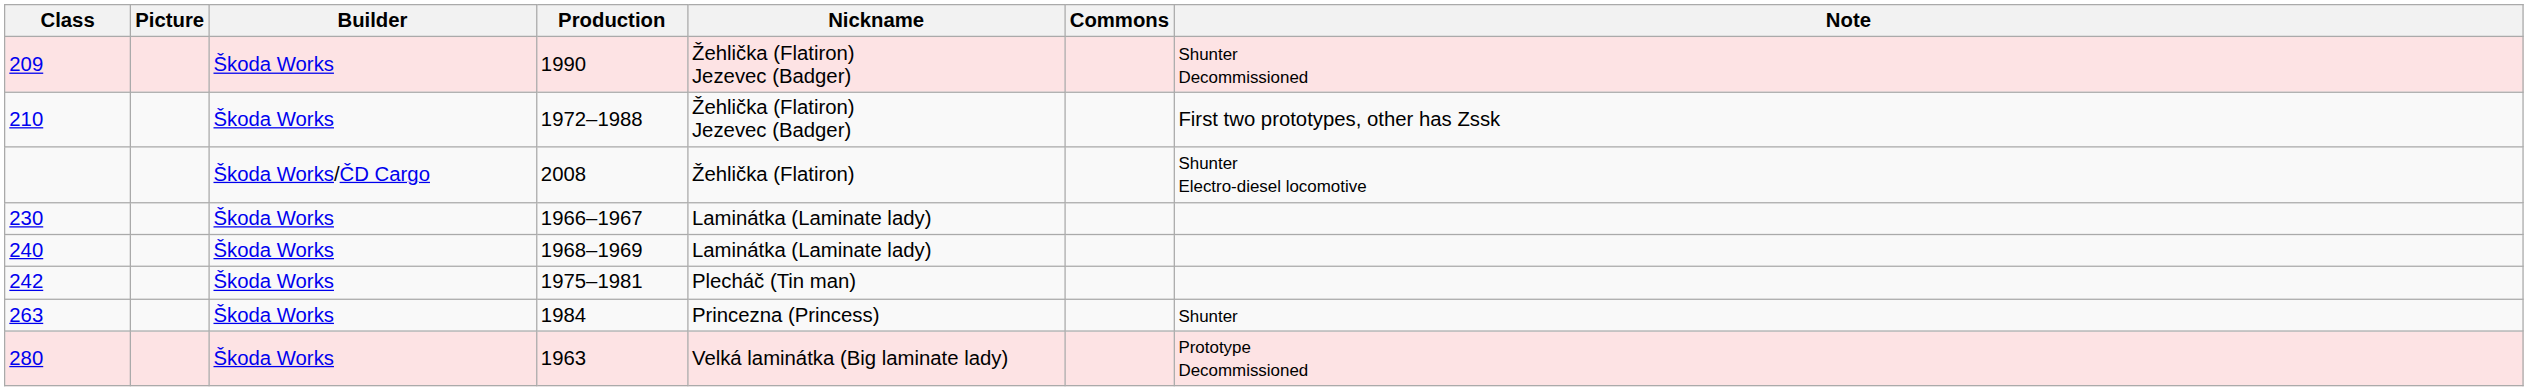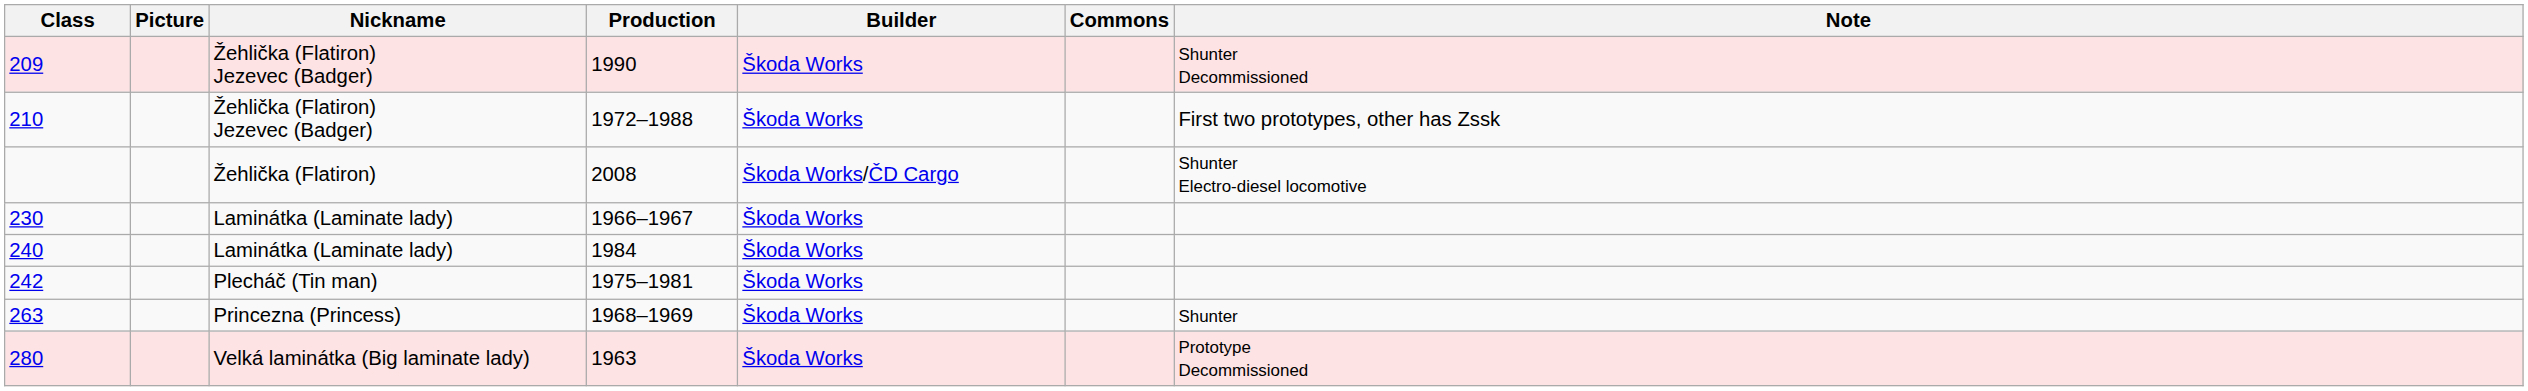columns swapped: (876, 20) <-> (372, 20)
(592, 250) 1968–1969 -> (614, 250) 1984
(563, 314) 1984 -> (642, 314) 1968–1969
